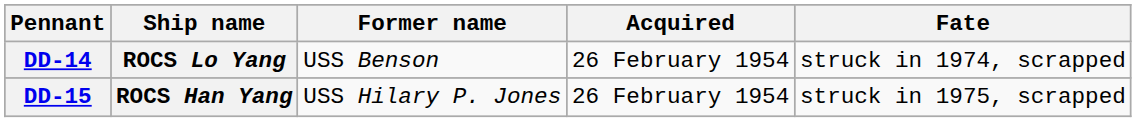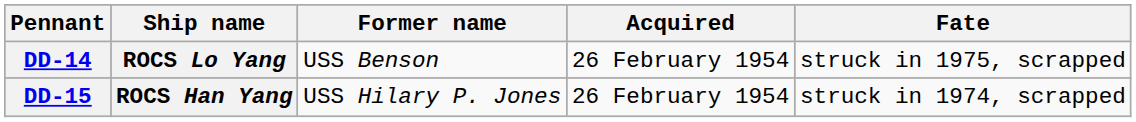(963, 60) struck in 1974, scrapped -> (963, 60) struck in 1975, scrapped
(963, 97) struck in 1975, scrapped -> (963, 97) struck in 1974, scrapped
